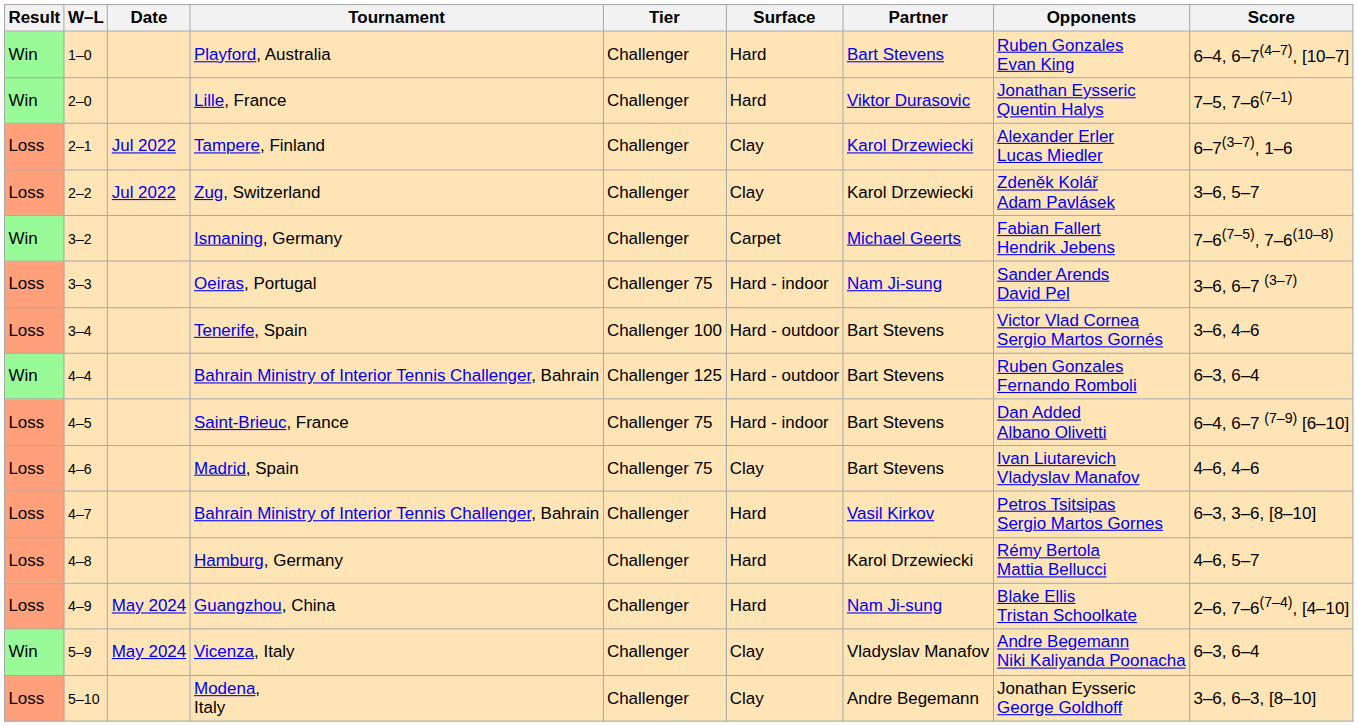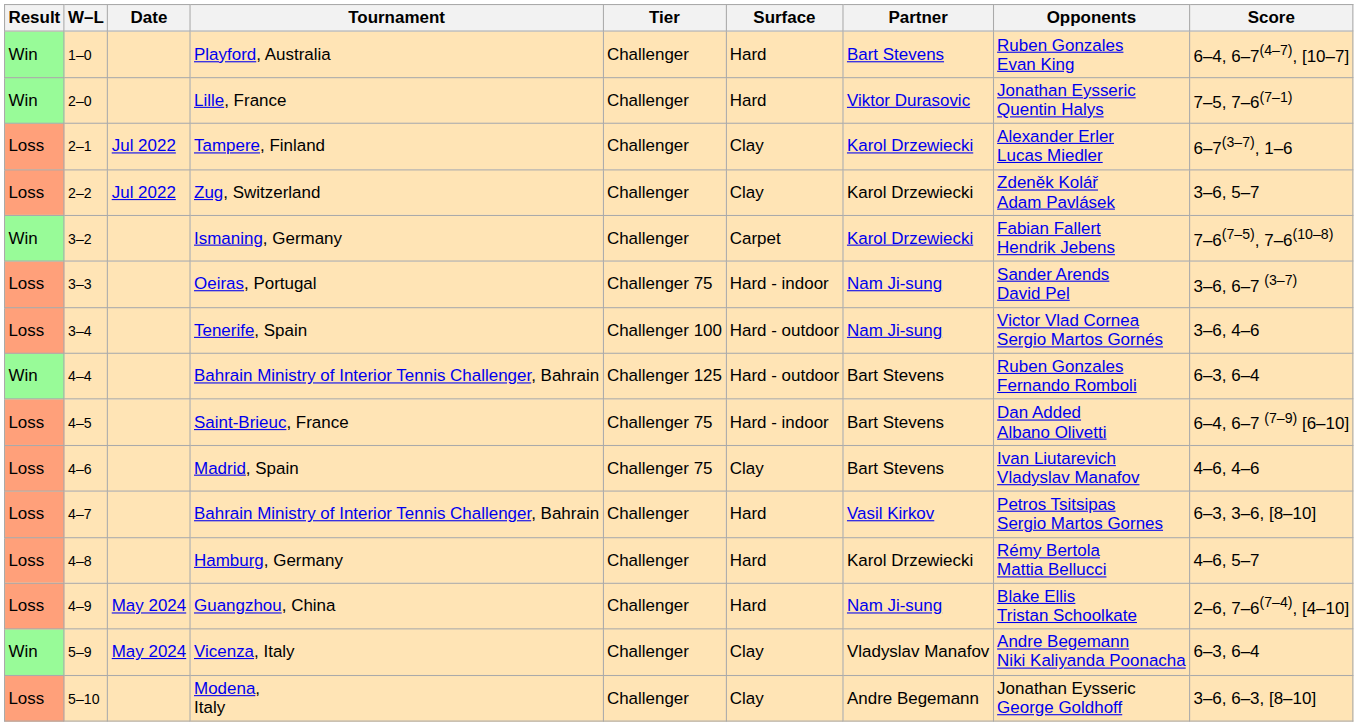(904, 238) Michael Geerts -> (910, 238) Karol Drzewiecki
(896, 330) Bart Stevens -> (895, 330) Nam Ji-sung
